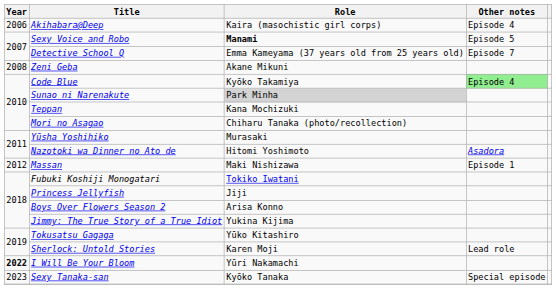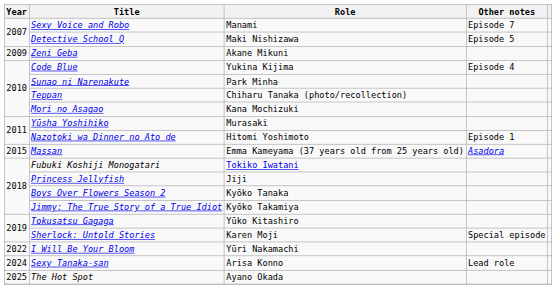- row: (67, 25)
(242, 39) bold -> (242, 25) normal
(491, 39) Episode 5 -> (491, 25) Episode 7
(345, 53) Emma Kameyama (37 years old from 25 years old) -> (262, 39) Maki Nishizawa
(491, 53) Episode 7 -> (491, 39) Episode 5
(17, 67) 2008 -> (17, 53) 2009
(262, 81) Kyōko Takamiya -> (260, 67) Yukina Kijima
(491, 81) lightgreen background -> (491, 67) no background
(252, 95) lightgrey background -> (252, 81) no background
(262, 109) Kana Mochizuki -> (317, 95) Chiharu Tanaka (photo/recollection)
(317, 123) Chiharu Tanaka (photo/recollection) -> (262, 109) Kana Mochizuki
(486, 151) Asadora -> (491, 137) Episode 1
(17, 165) 2012 -> (17, 151) 2015
(262, 165) Maki Nishizawa -> (345, 151) Emma Kameyama (37 years old from 25 years old)
(491, 165) Episode 1 -> (486, 151) Asadora
(255, 207) Arisa Konno -> (257, 193) Kyōko Tanaka
(260, 221) Yukina Kijima -> (262, 207) Kyōko Takamiya
(491, 249) Lead role -> (507, 235) Special episode
(17, 263) bold -> (17, 249) normal
(17, 277) 2023 -> (17, 263) 2024
(257, 277) Kyōko Tanaka -> (255, 263) Arisa Konno
(507, 277) Special episode -> (491, 263) Lead role
+ row: (62, 277)
